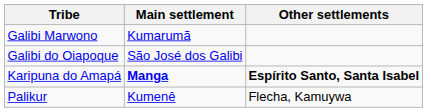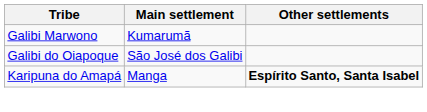(148, 76) bold -> (147, 76) normal
- row: (27, 96)
